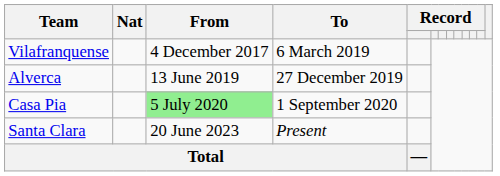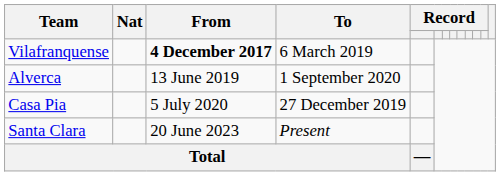(209, 51) normal -> (211, 51) bold
(339, 78) 27 December 2019 -> (340, 78) 1 September 2020
(189, 104) lightgreen background -> (189, 104) no background
(337, 104) 1 September 2020 -> (343, 104) 27 December 2019
